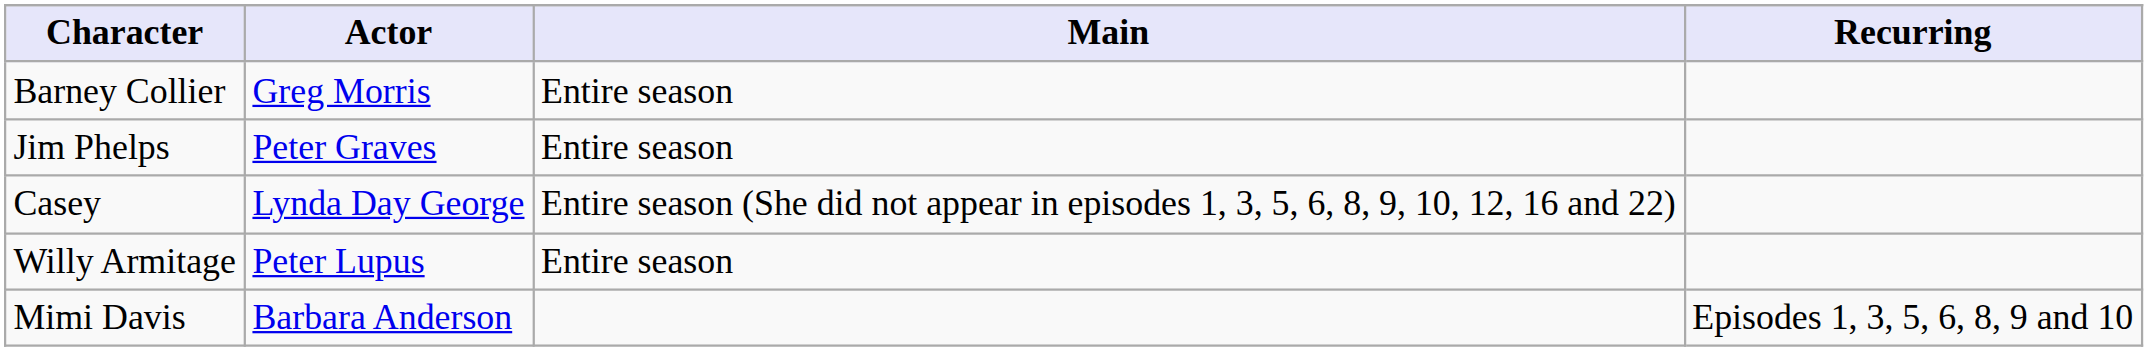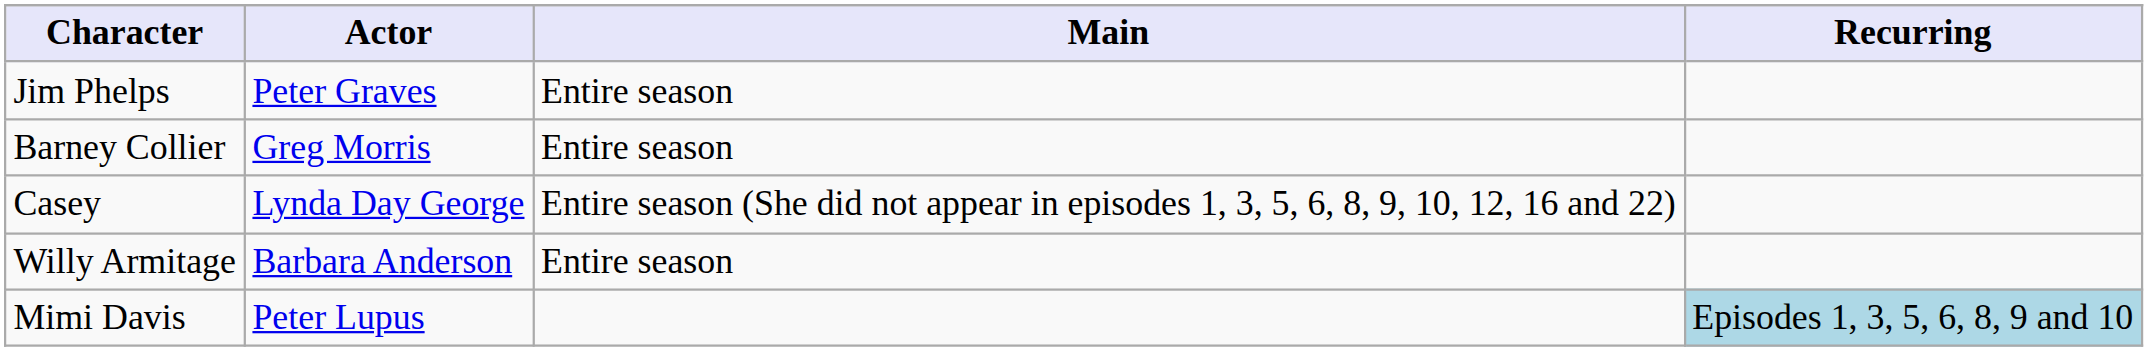rows swapped: (92, 146) <-> (119, 89)
(339, 260) Peter Lupus -> (382, 260) Barbara Anderson
(382, 317) Barbara Anderson -> (339, 317) Peter Lupus
(1913, 317) no background -> (1913, 317) lightblue background
